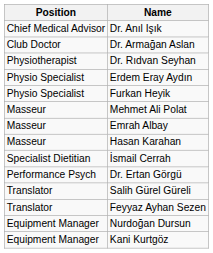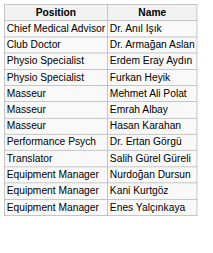- row: (153, 61)
- row: (140, 158)
- row: (158, 207)
+ row: (148, 207)
